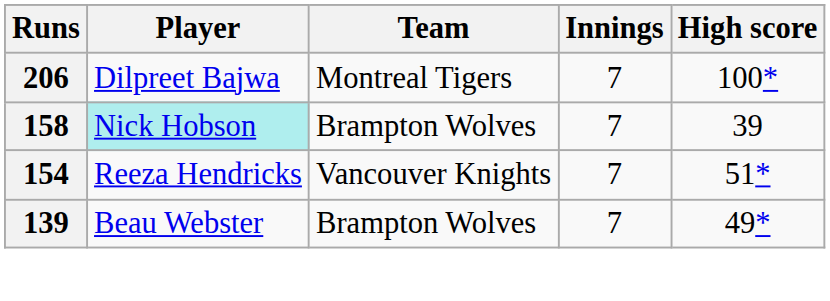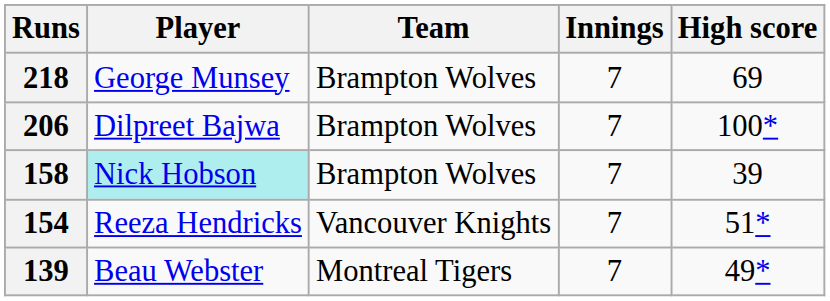+ row: (46, 77)
(414, 77) Montreal Tigers -> (426, 125) Brampton Wolves
(426, 222) Brampton Wolves -> (414, 271) Montreal Tigers
